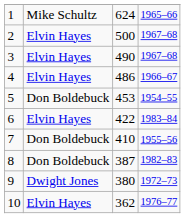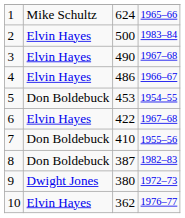(159, 35) 1967–68 -> (159, 35) 1983–84
(159, 118) 1983–84 -> (159, 118) 1967–68
